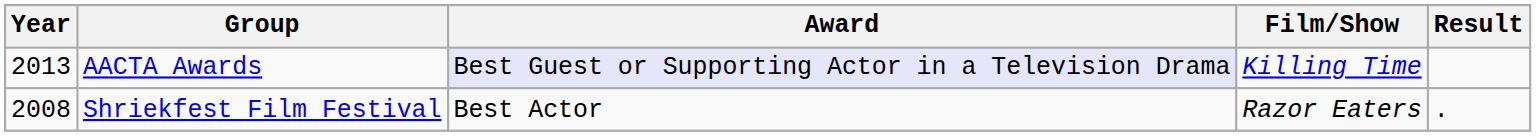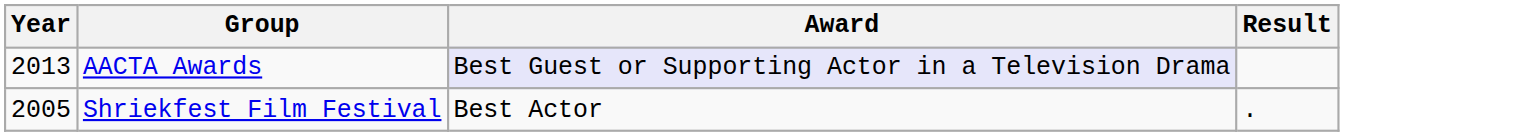- column: (1332, 26)
(41, 109) 2008 -> (41, 109) 2005
